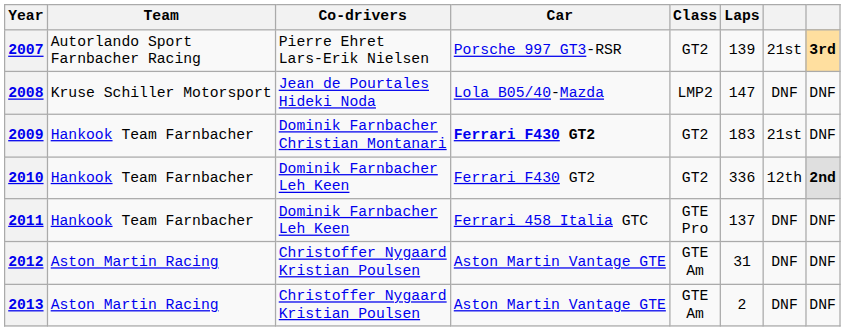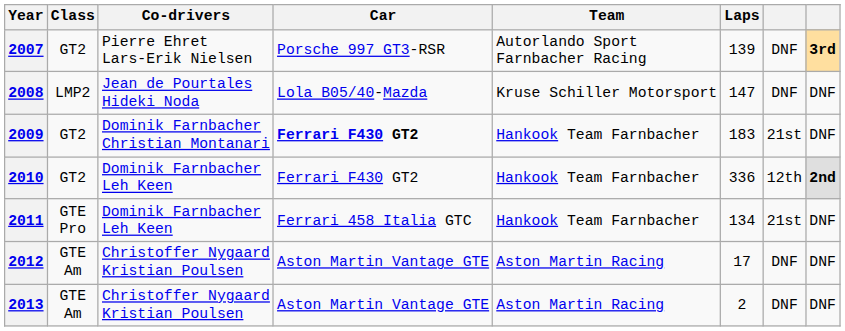columns swapped: (161, 17) <-> (695, 17)
(784, 50) 21st -> (784, 50) DNF
(742, 220) 137 -> (742, 220) 134
(784, 220) DNF -> (784, 220) 21st
(742, 262) 31 -> (742, 262) 17
